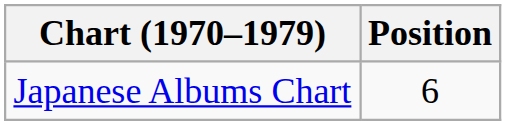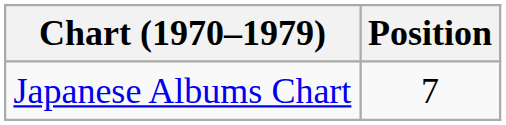(430, 90) 6 -> (430, 90) 7
